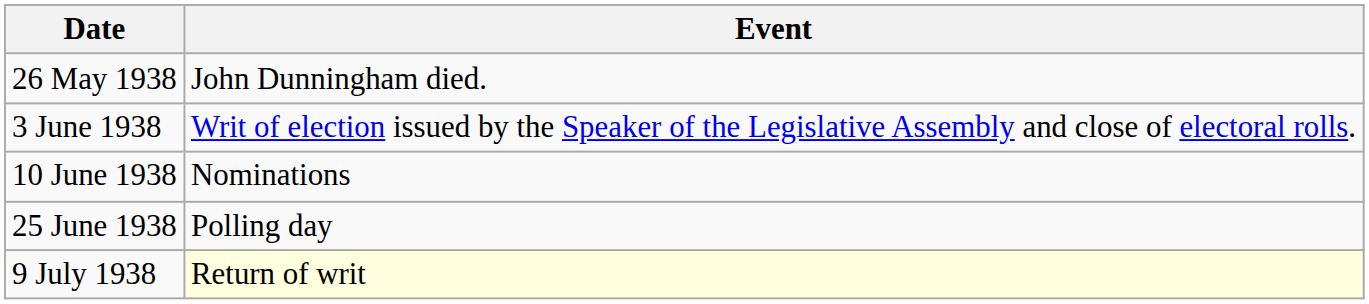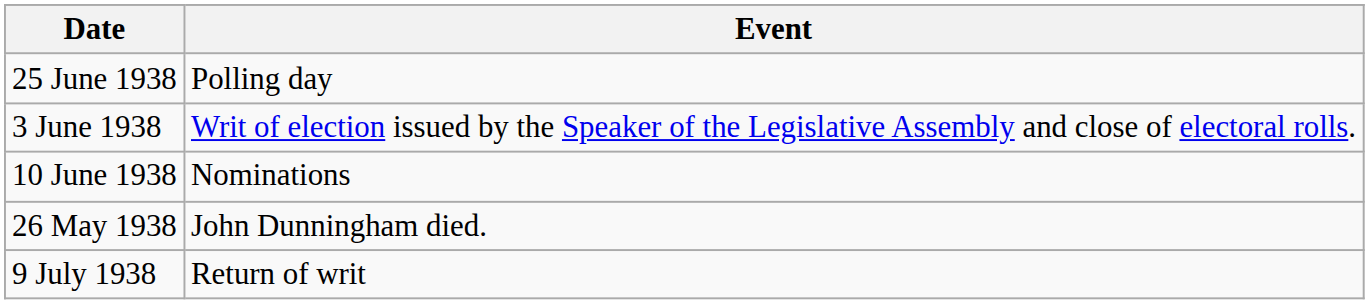rows swapped: (94, 77) <-> (94, 224)
(278, 273) lightyellow background -> (278, 273) no background
